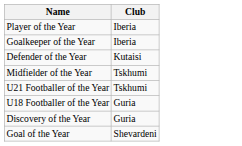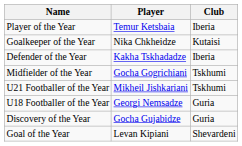+ column: (151, 12)
(125, 42) Iberia -> (206, 42) Kutaisi
(127, 57) Kutaisi -> (204, 57) Iberia
